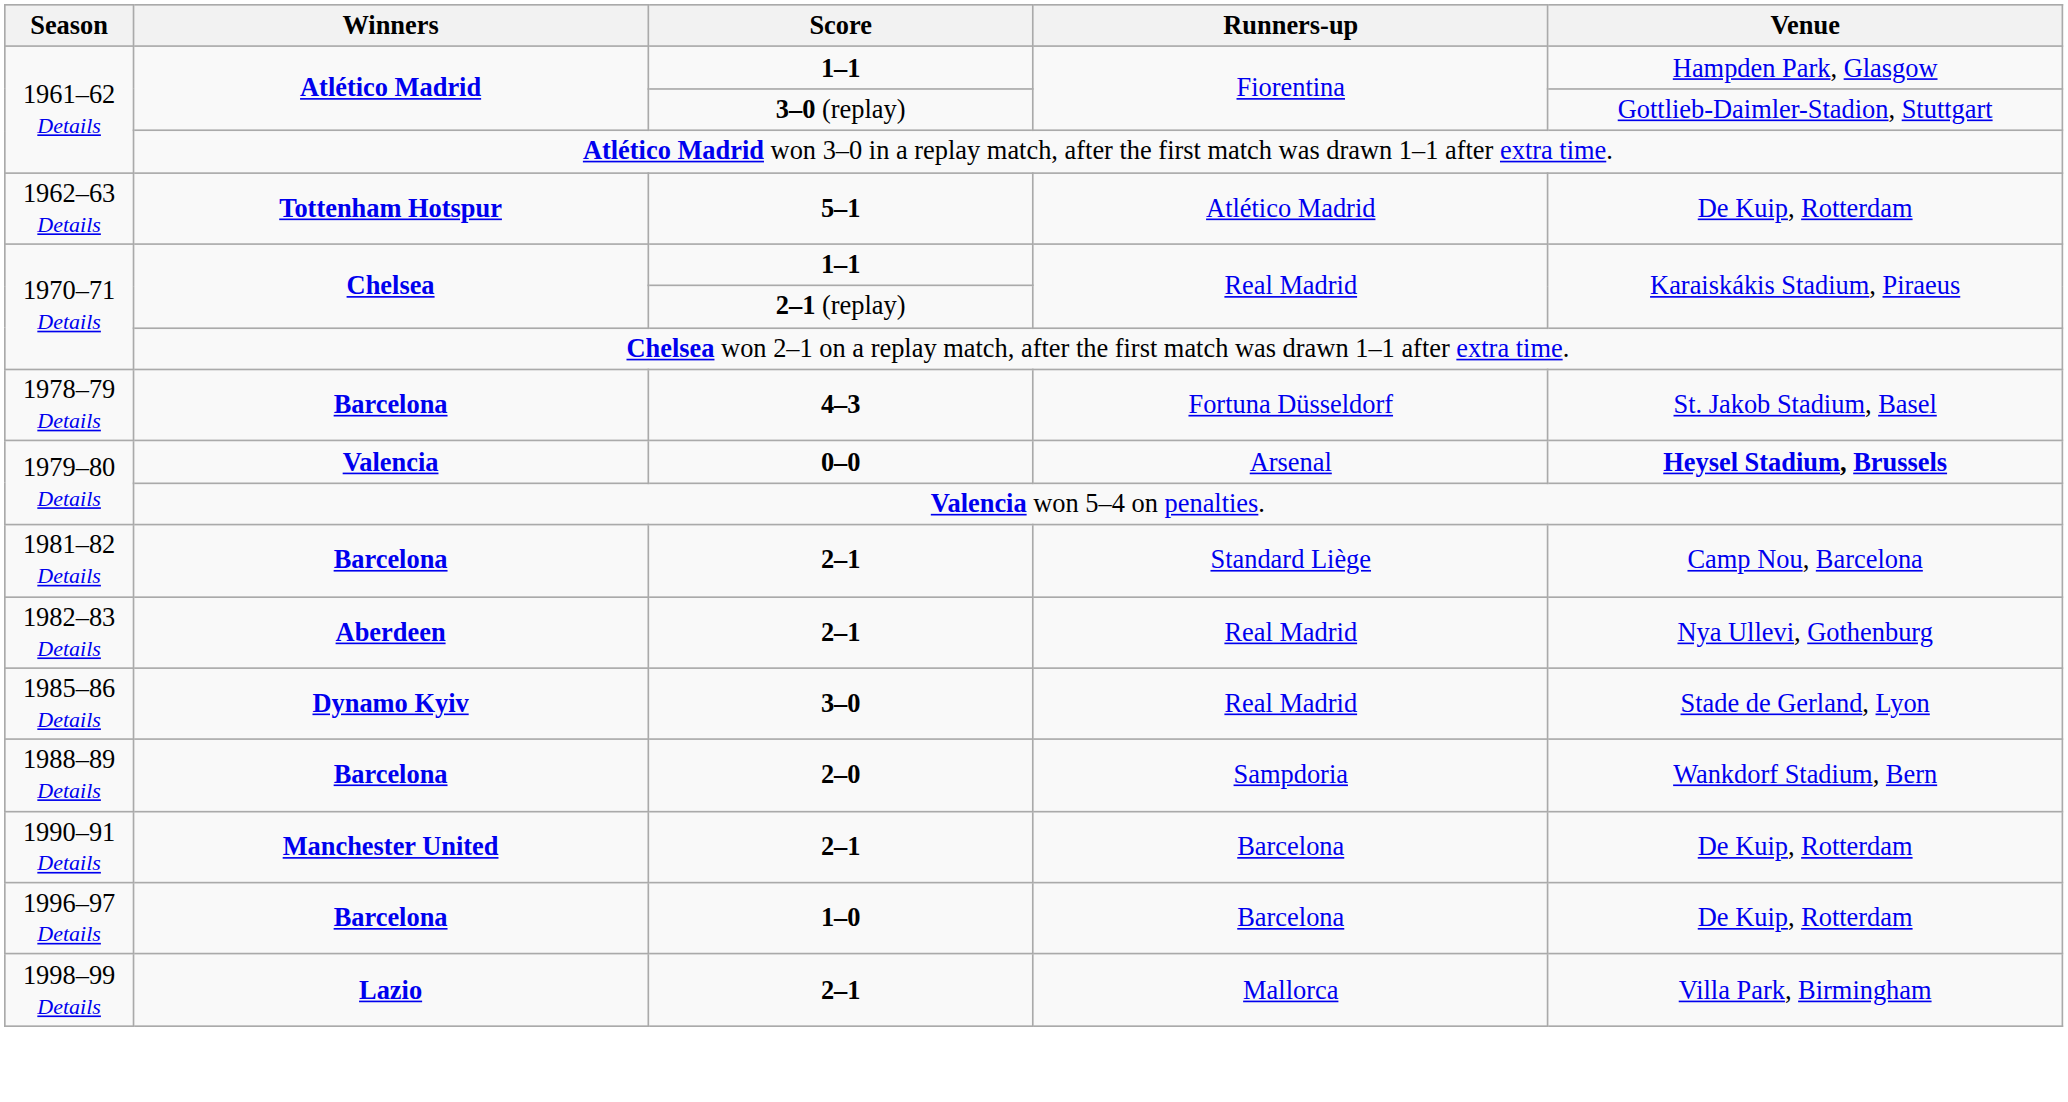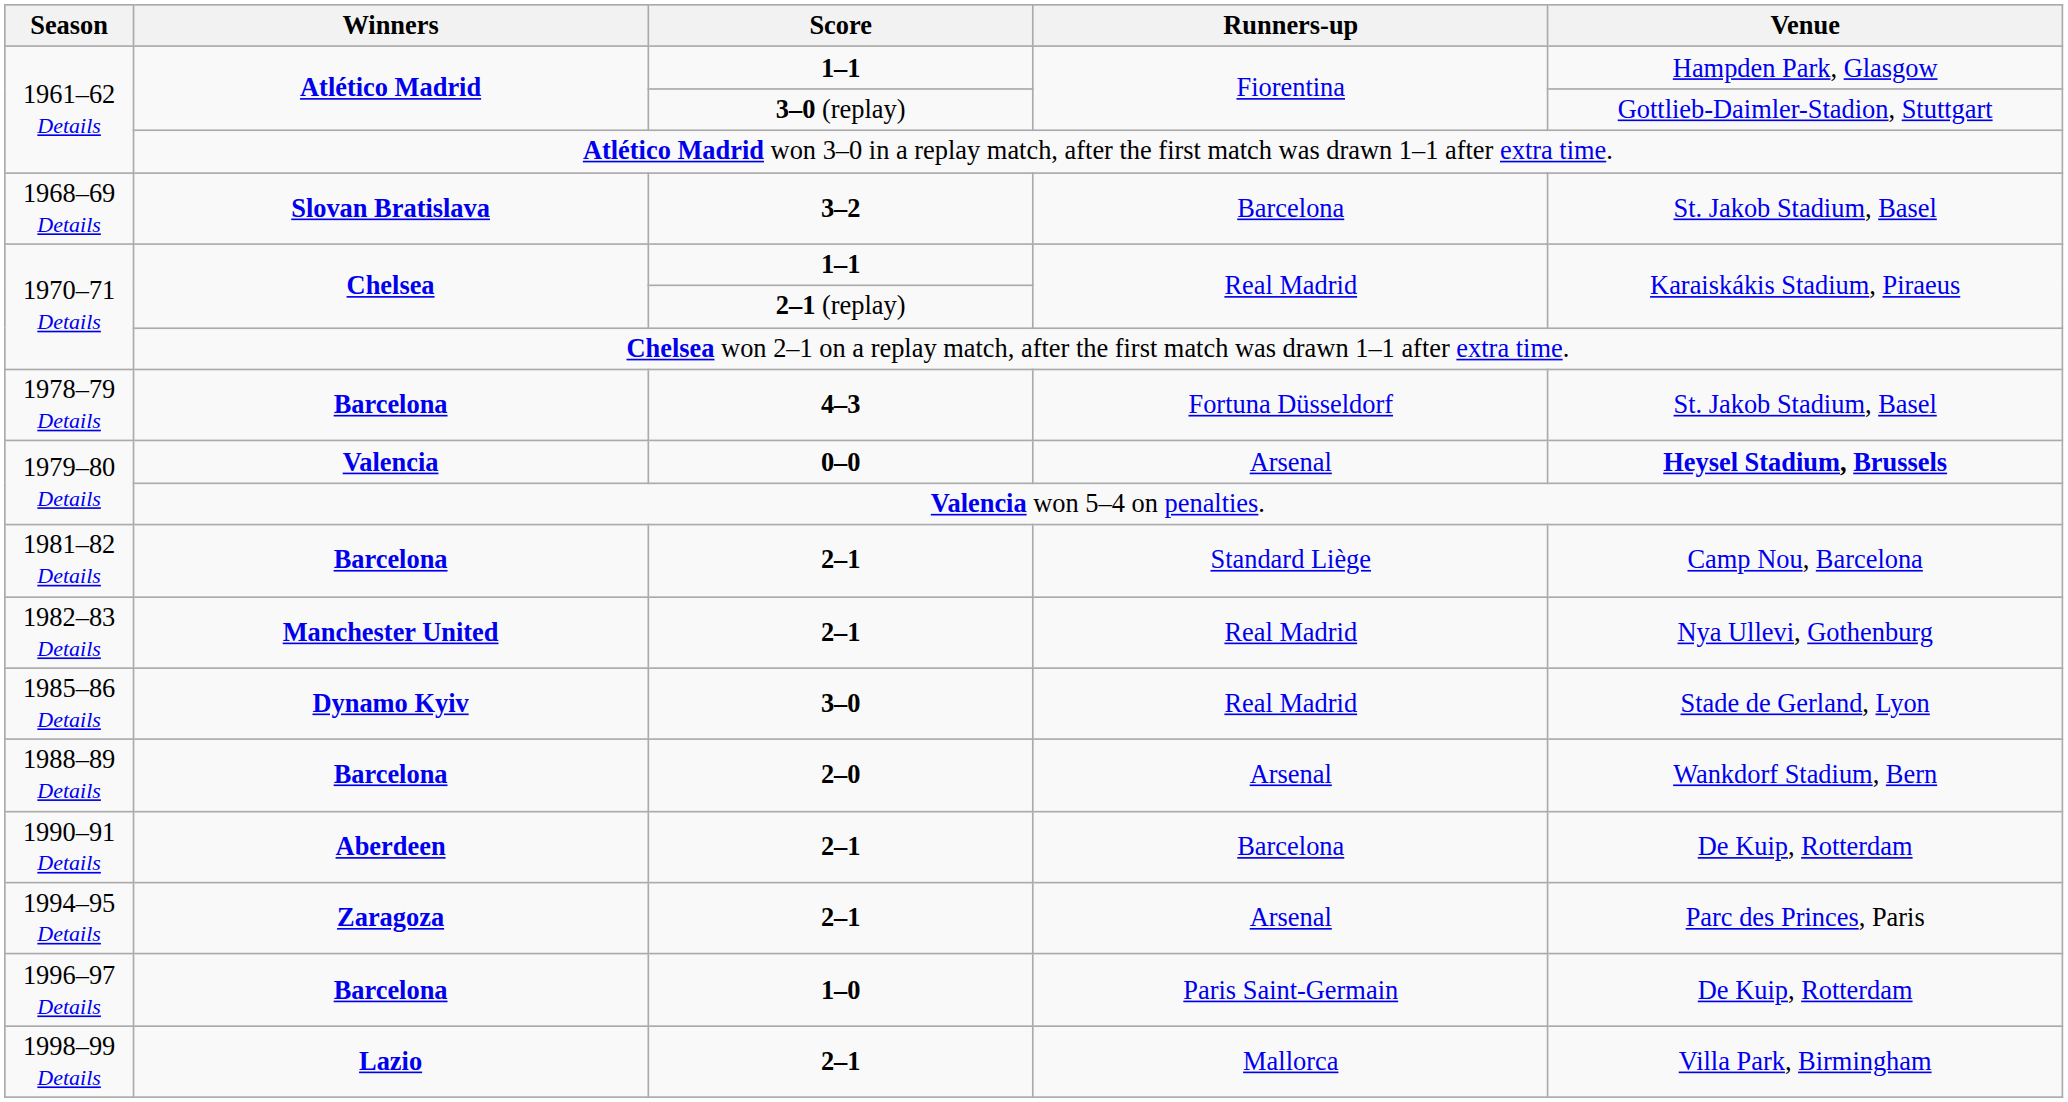- row: (69, 207)
+ row: (69, 207)
(391, 631) Aberdeen -> (391, 631) Manchester United
(1291, 774) Sampdoria -> (1291, 774) Arsenal
(391, 846) Manchester United -> (391, 846) Aberdeen
+ row: (69, 918)
(1291, 918) Barcelona -> (1291, 989) Paris Saint-Germain
